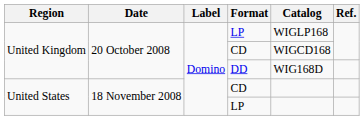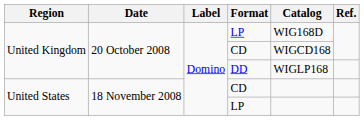(301, 32) WIGLP168 -> (298, 32) WIG168D
(298, 69) WIG168D -> (301, 69) WIGLP168
